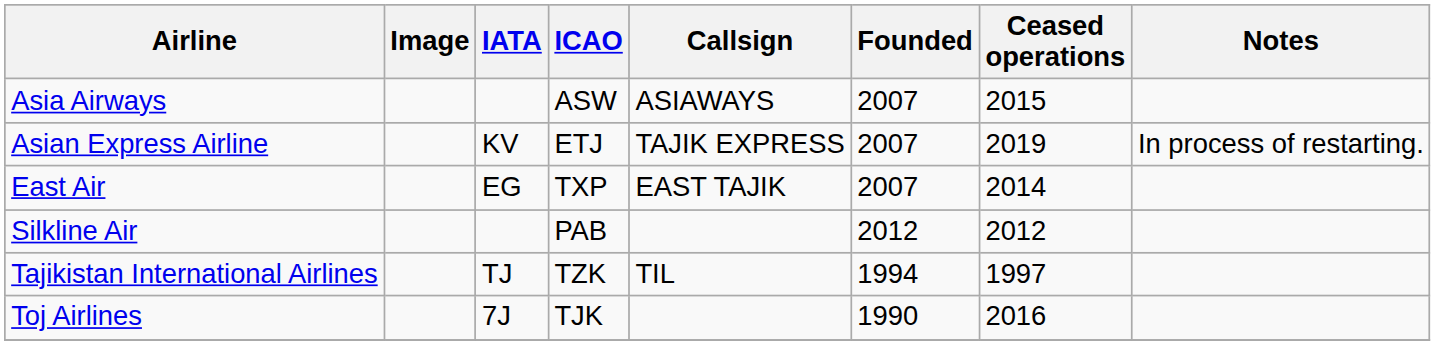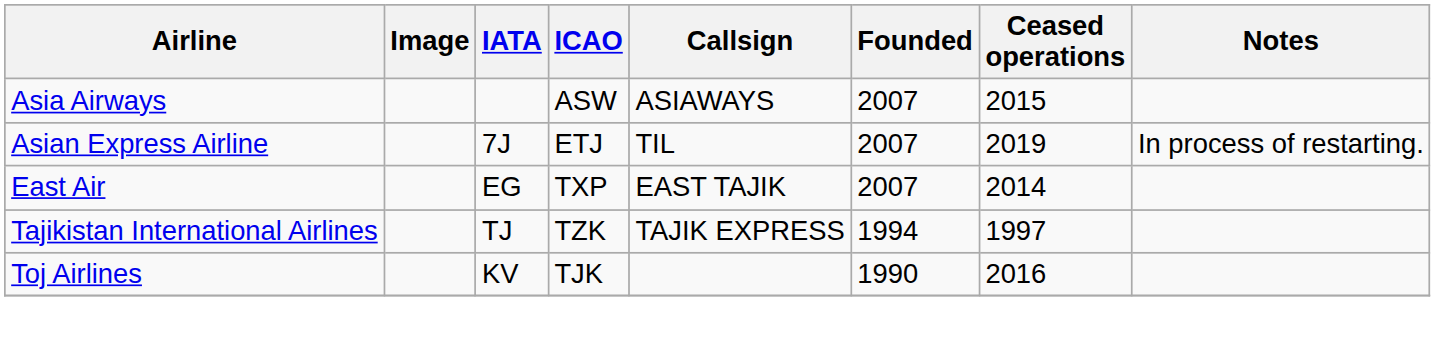(500, 143) KV -> (496, 143) 7J
(740, 143) TAJIK EXPRESS -> (655, 143) TIL
- row: (74, 230)
(655, 273) TIL -> (740, 230) TAJIK EXPRESS
(496, 317) 7J -> (500, 273) KV
